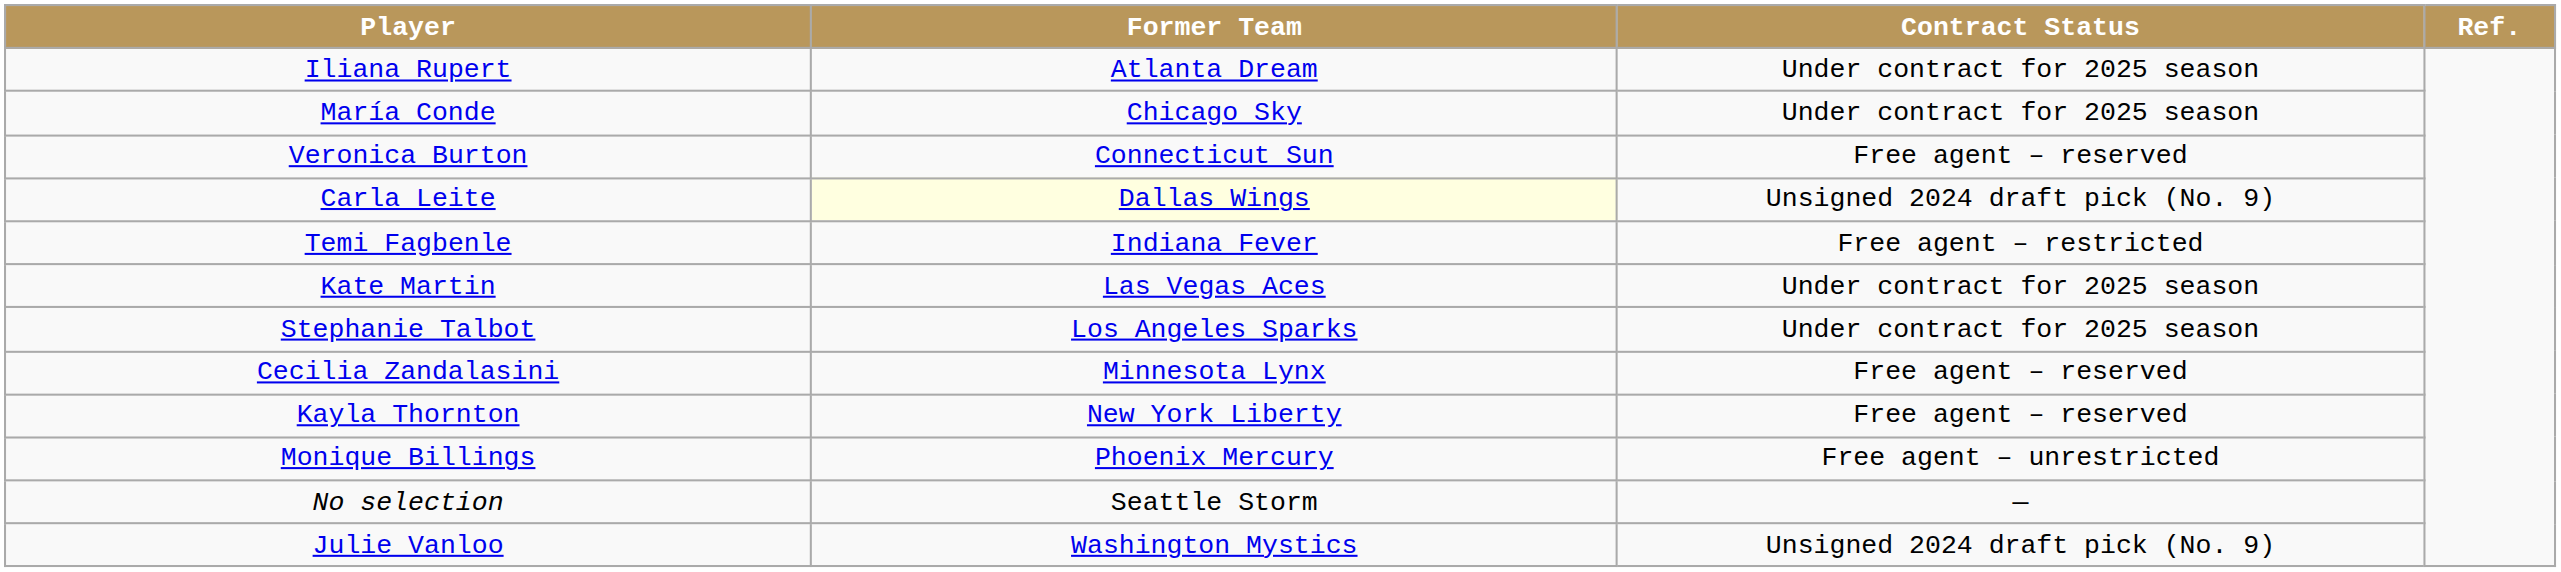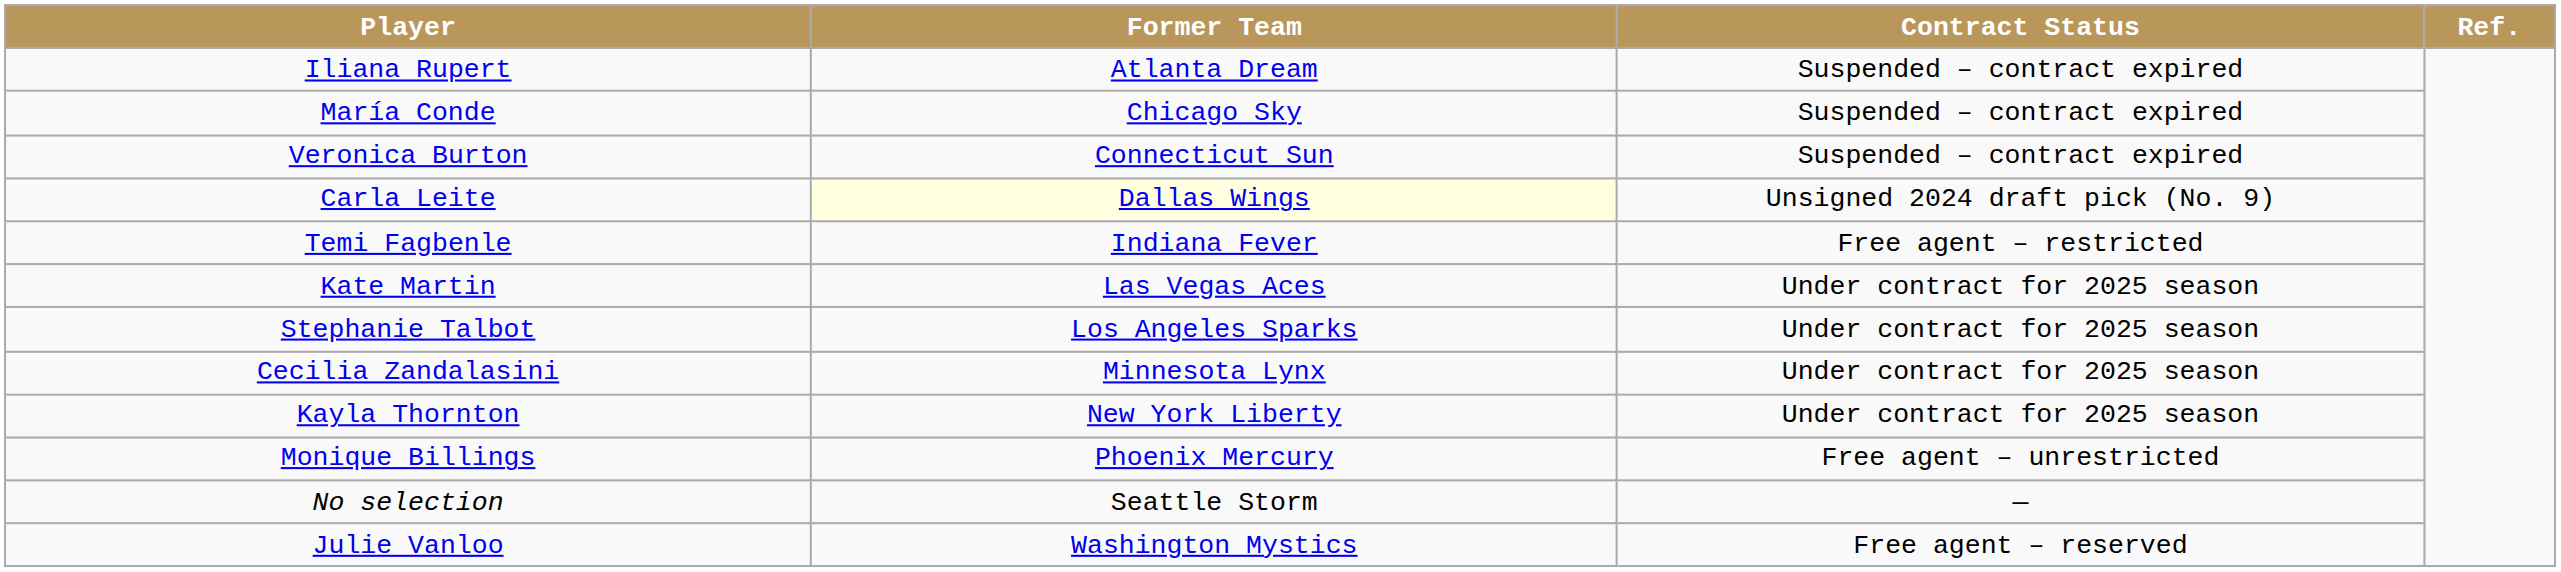(2020, 70) Under contract for 2025 season -> (2020, 70) Suspended – contract expired
(2020, 113) Under contract for 2025 season -> (2020, 113) Suspended – contract expired
(2020, 156) Free agent – reserved -> (2020, 156) Suspended – contract expired
(2020, 372) Free agent – reserved -> (2020, 372) Under contract for 2025 season
(2020, 416) Free agent – reserved -> (2020, 416) Under contract for 2025 season
(2020, 545) Unsigned 2024 draft pick (No. 9) -> (2020, 545) Free agent – reserved
